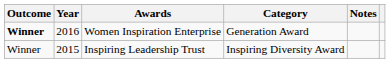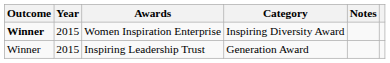(68, 31) 2016 -> (68, 31) 2015
(267, 31) Generation Award -> (285, 31) Inspiring Diversity Award
(285, 49) Inspiring Diversity Award -> (267, 49) Generation Award
